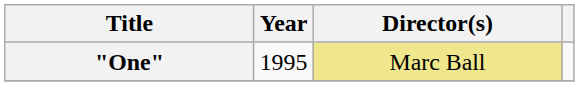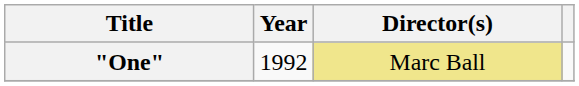(283, 61) 1995 -> (283, 61) 1992
